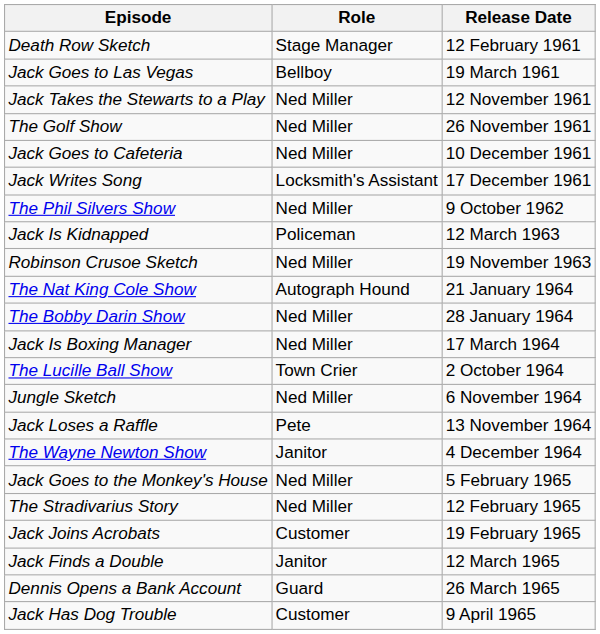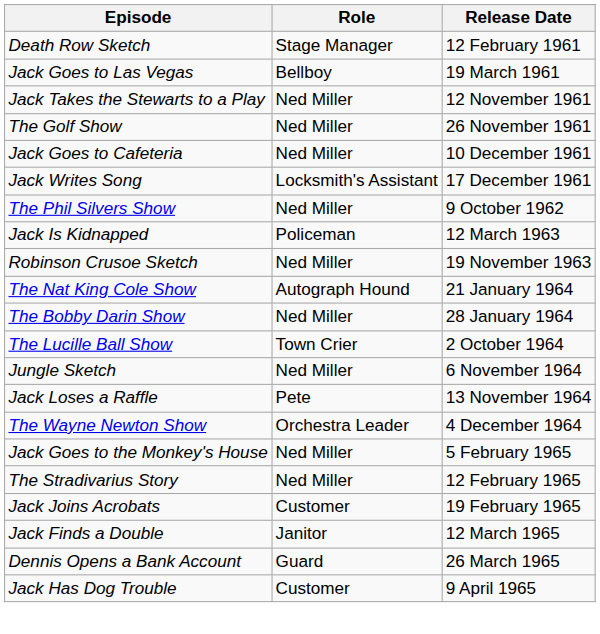- row: (100, 343)
(301, 452) Janitor -> (342, 425) Orchestra Leader
